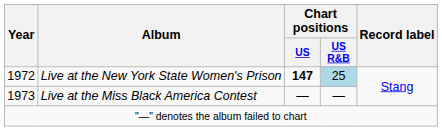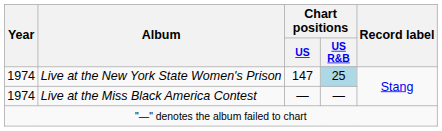(21, 76) 1972 -> (21, 76) 1974
(302, 76) bold -> (302, 76) normal
(21, 96) 1973 -> (21, 96) 1974
